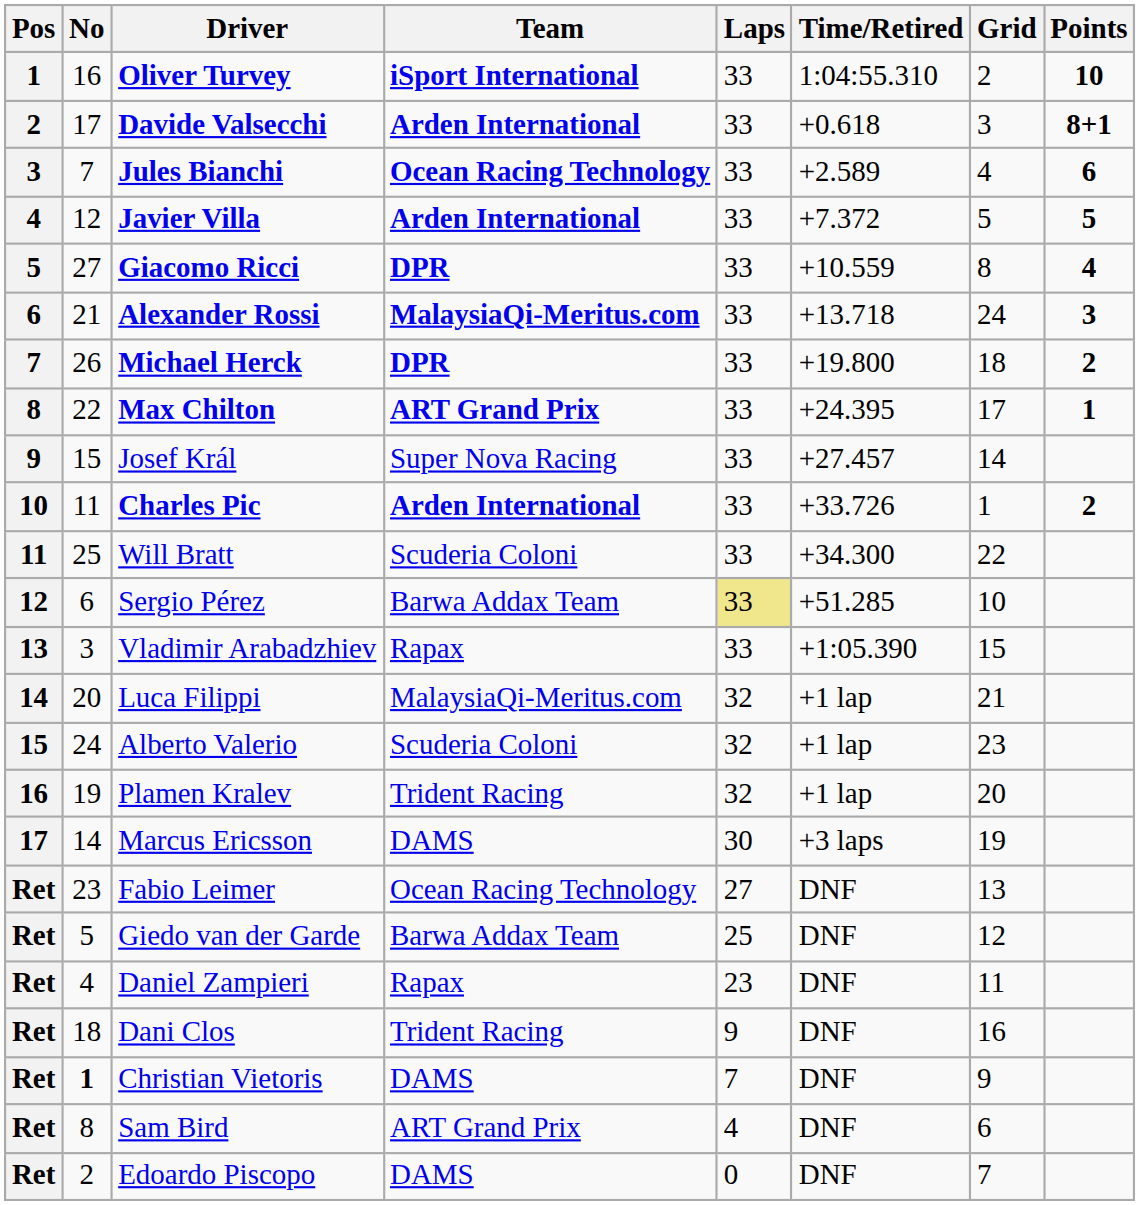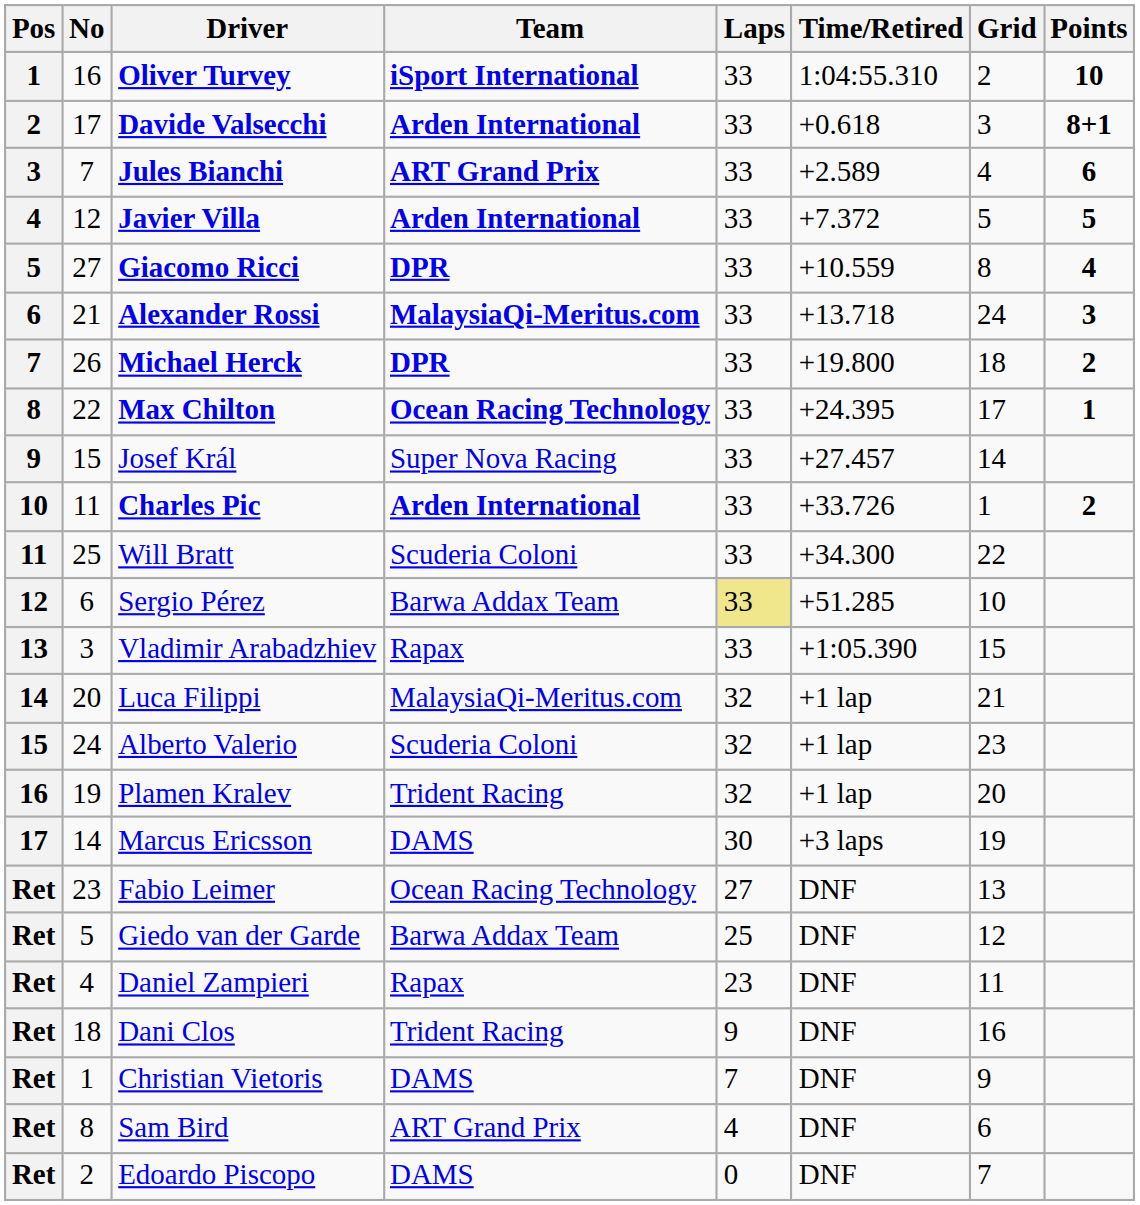(550, 171) Ocean Racing Technology -> (495, 171) ART Grand Prix
(495, 410) ART Grand Prix -> (550, 410) Ocean Racing Technology
(87, 1079) bold -> (87, 1079) normal
